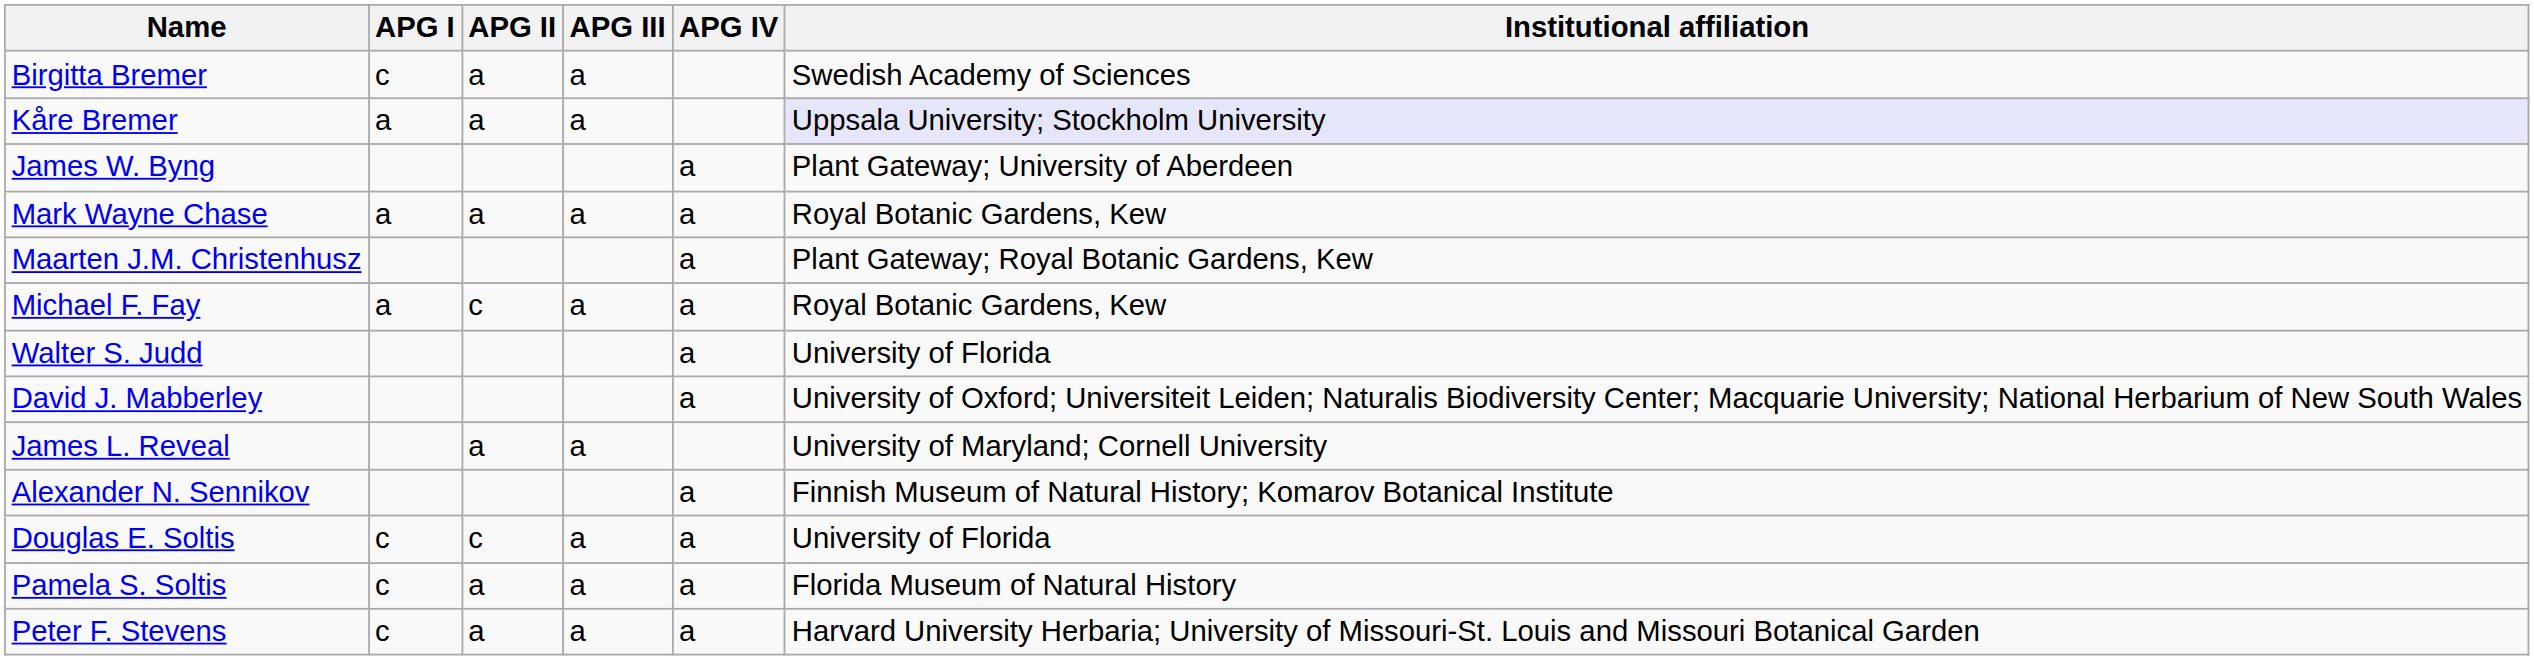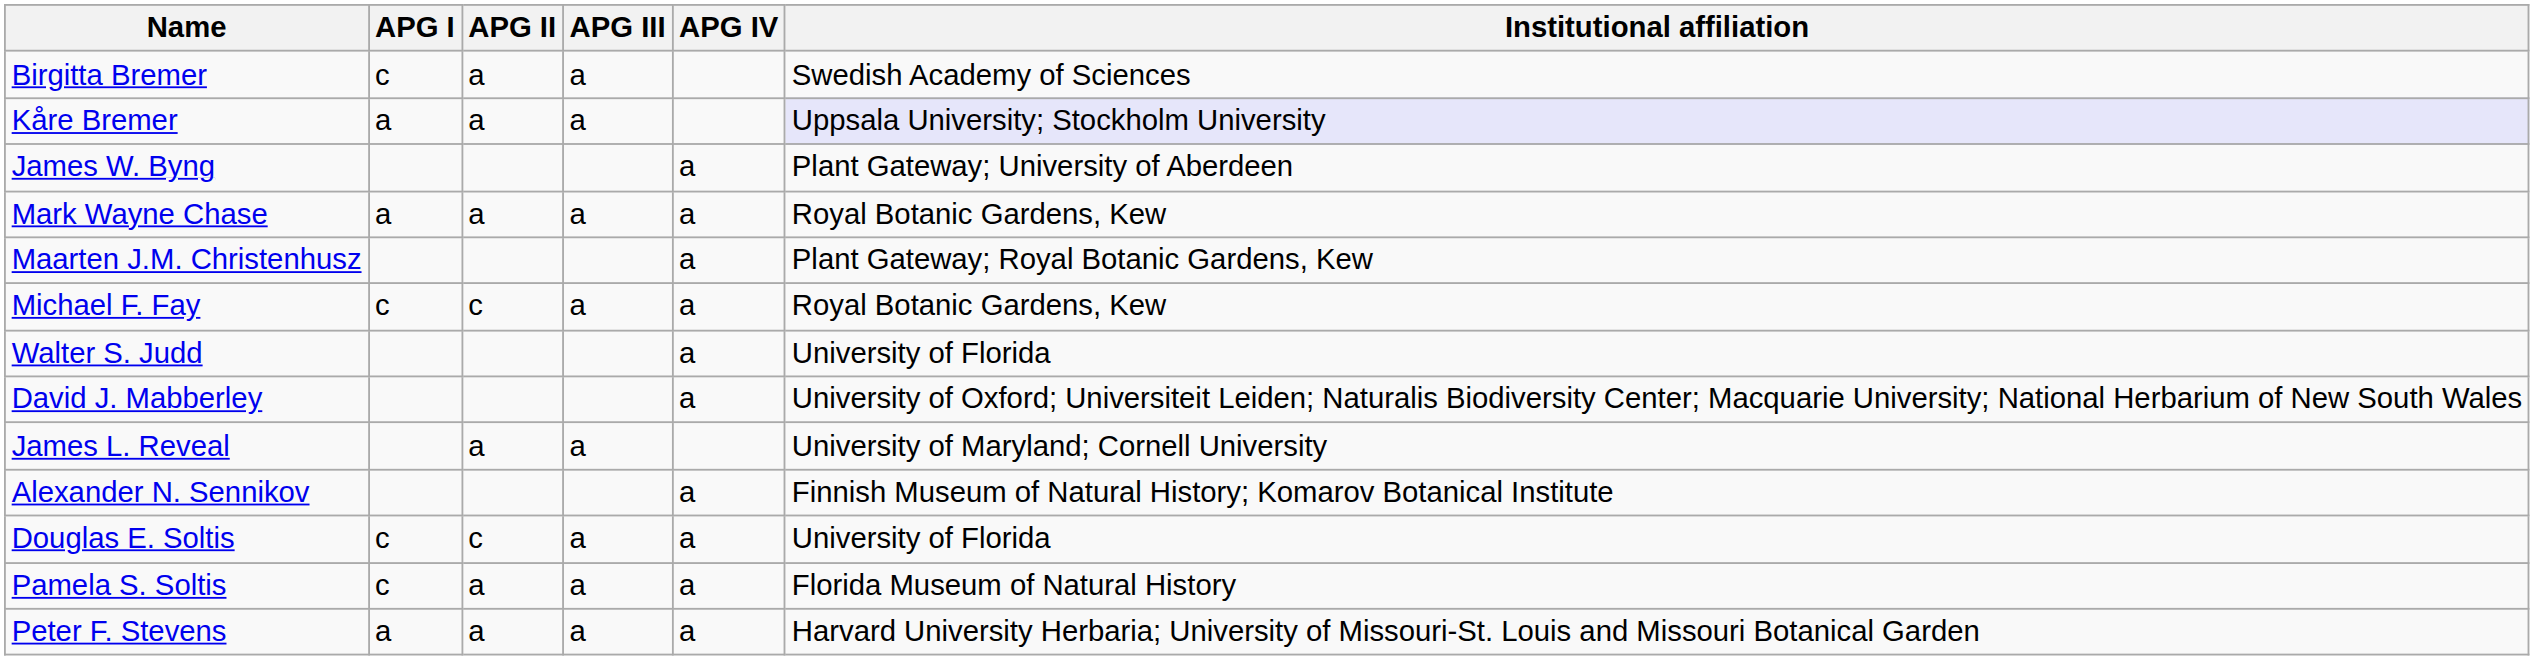(383, 306) a -> (382, 306) c
(382, 631) c -> (383, 631) a
